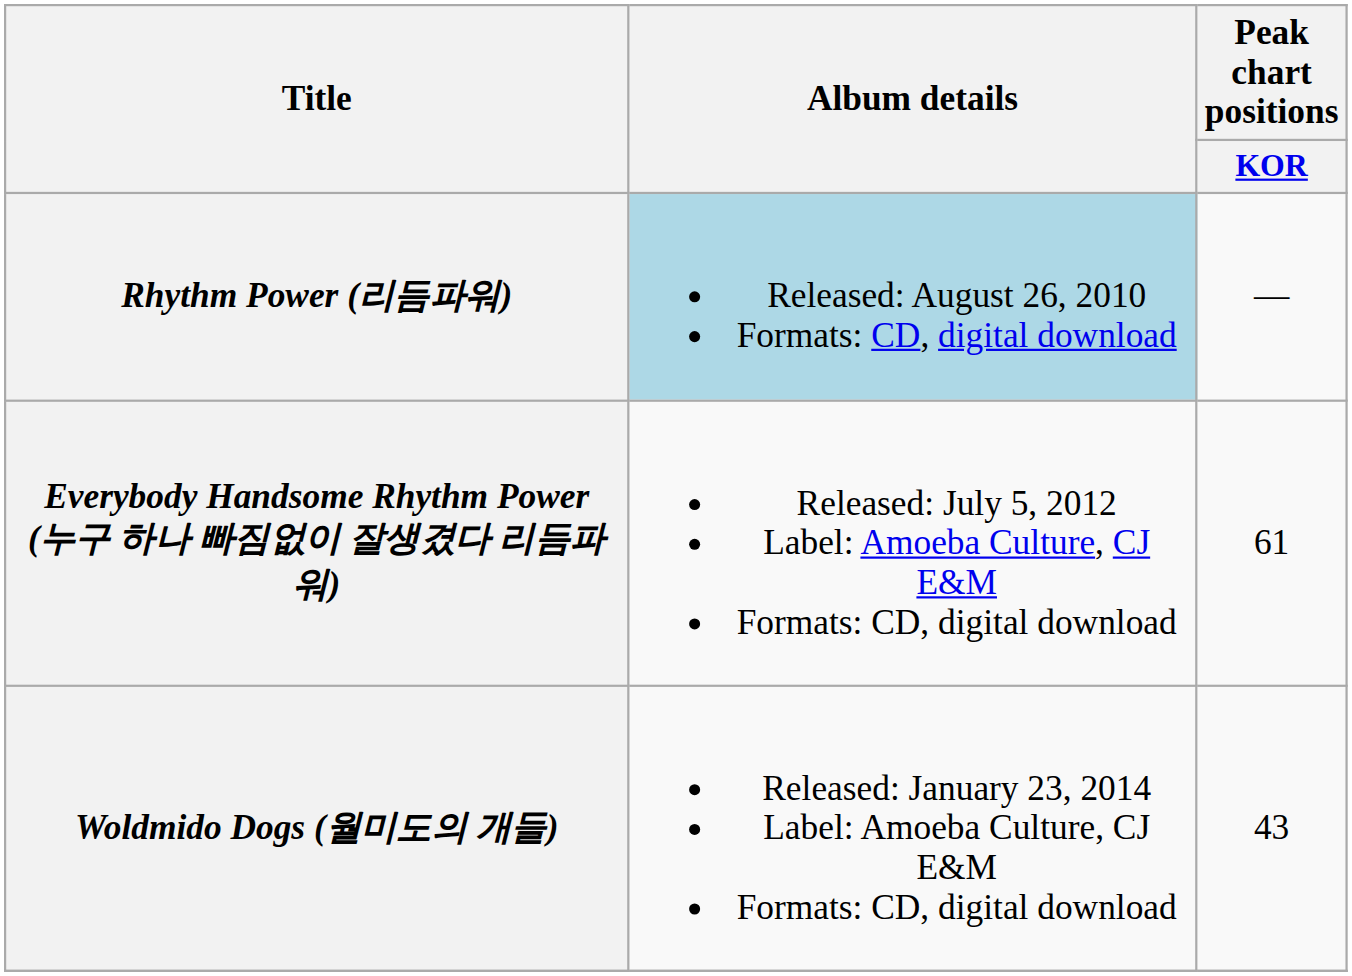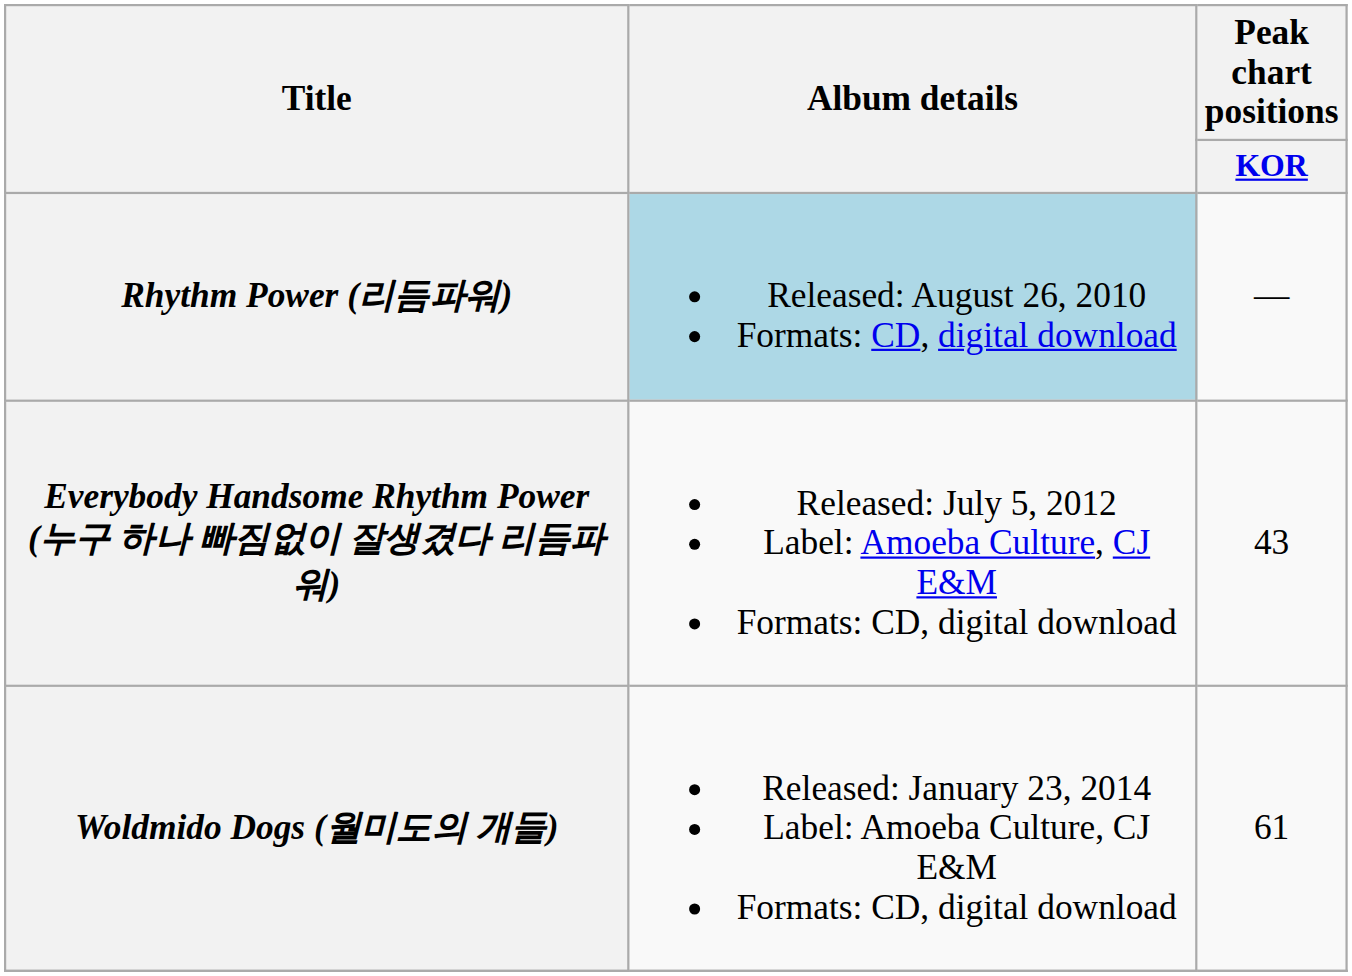(1272, 541) 61 -> (1272, 541) 43
(1272, 827) 43 -> (1272, 827) 61
